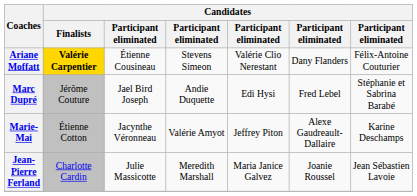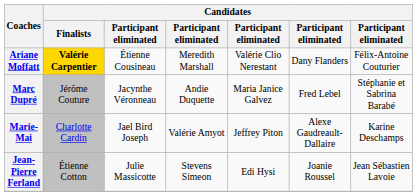(197, 61) Stevens Simeon -> (197, 61) Meredith Marshall
(135, 94) Jael Bird Joseph -> (135, 94) Jacynthe Véronneau
(258, 94) Edi Hysi -> (258, 94) Maria Janice Galvez
(74, 133) Étienne Cotton -> (74, 133) Charlotte Cardin
(135, 133) Jacynthe Véronneau -> (135, 133) Jael Bird Joseph
(74, 172) Charlotte Cardin -> (74, 172) Étienne Cotton
(197, 172) Meredith Marshall -> (197, 172) Stevens Simeon
(258, 172) Maria Janice Galvez -> (258, 172) Edi Hysi
